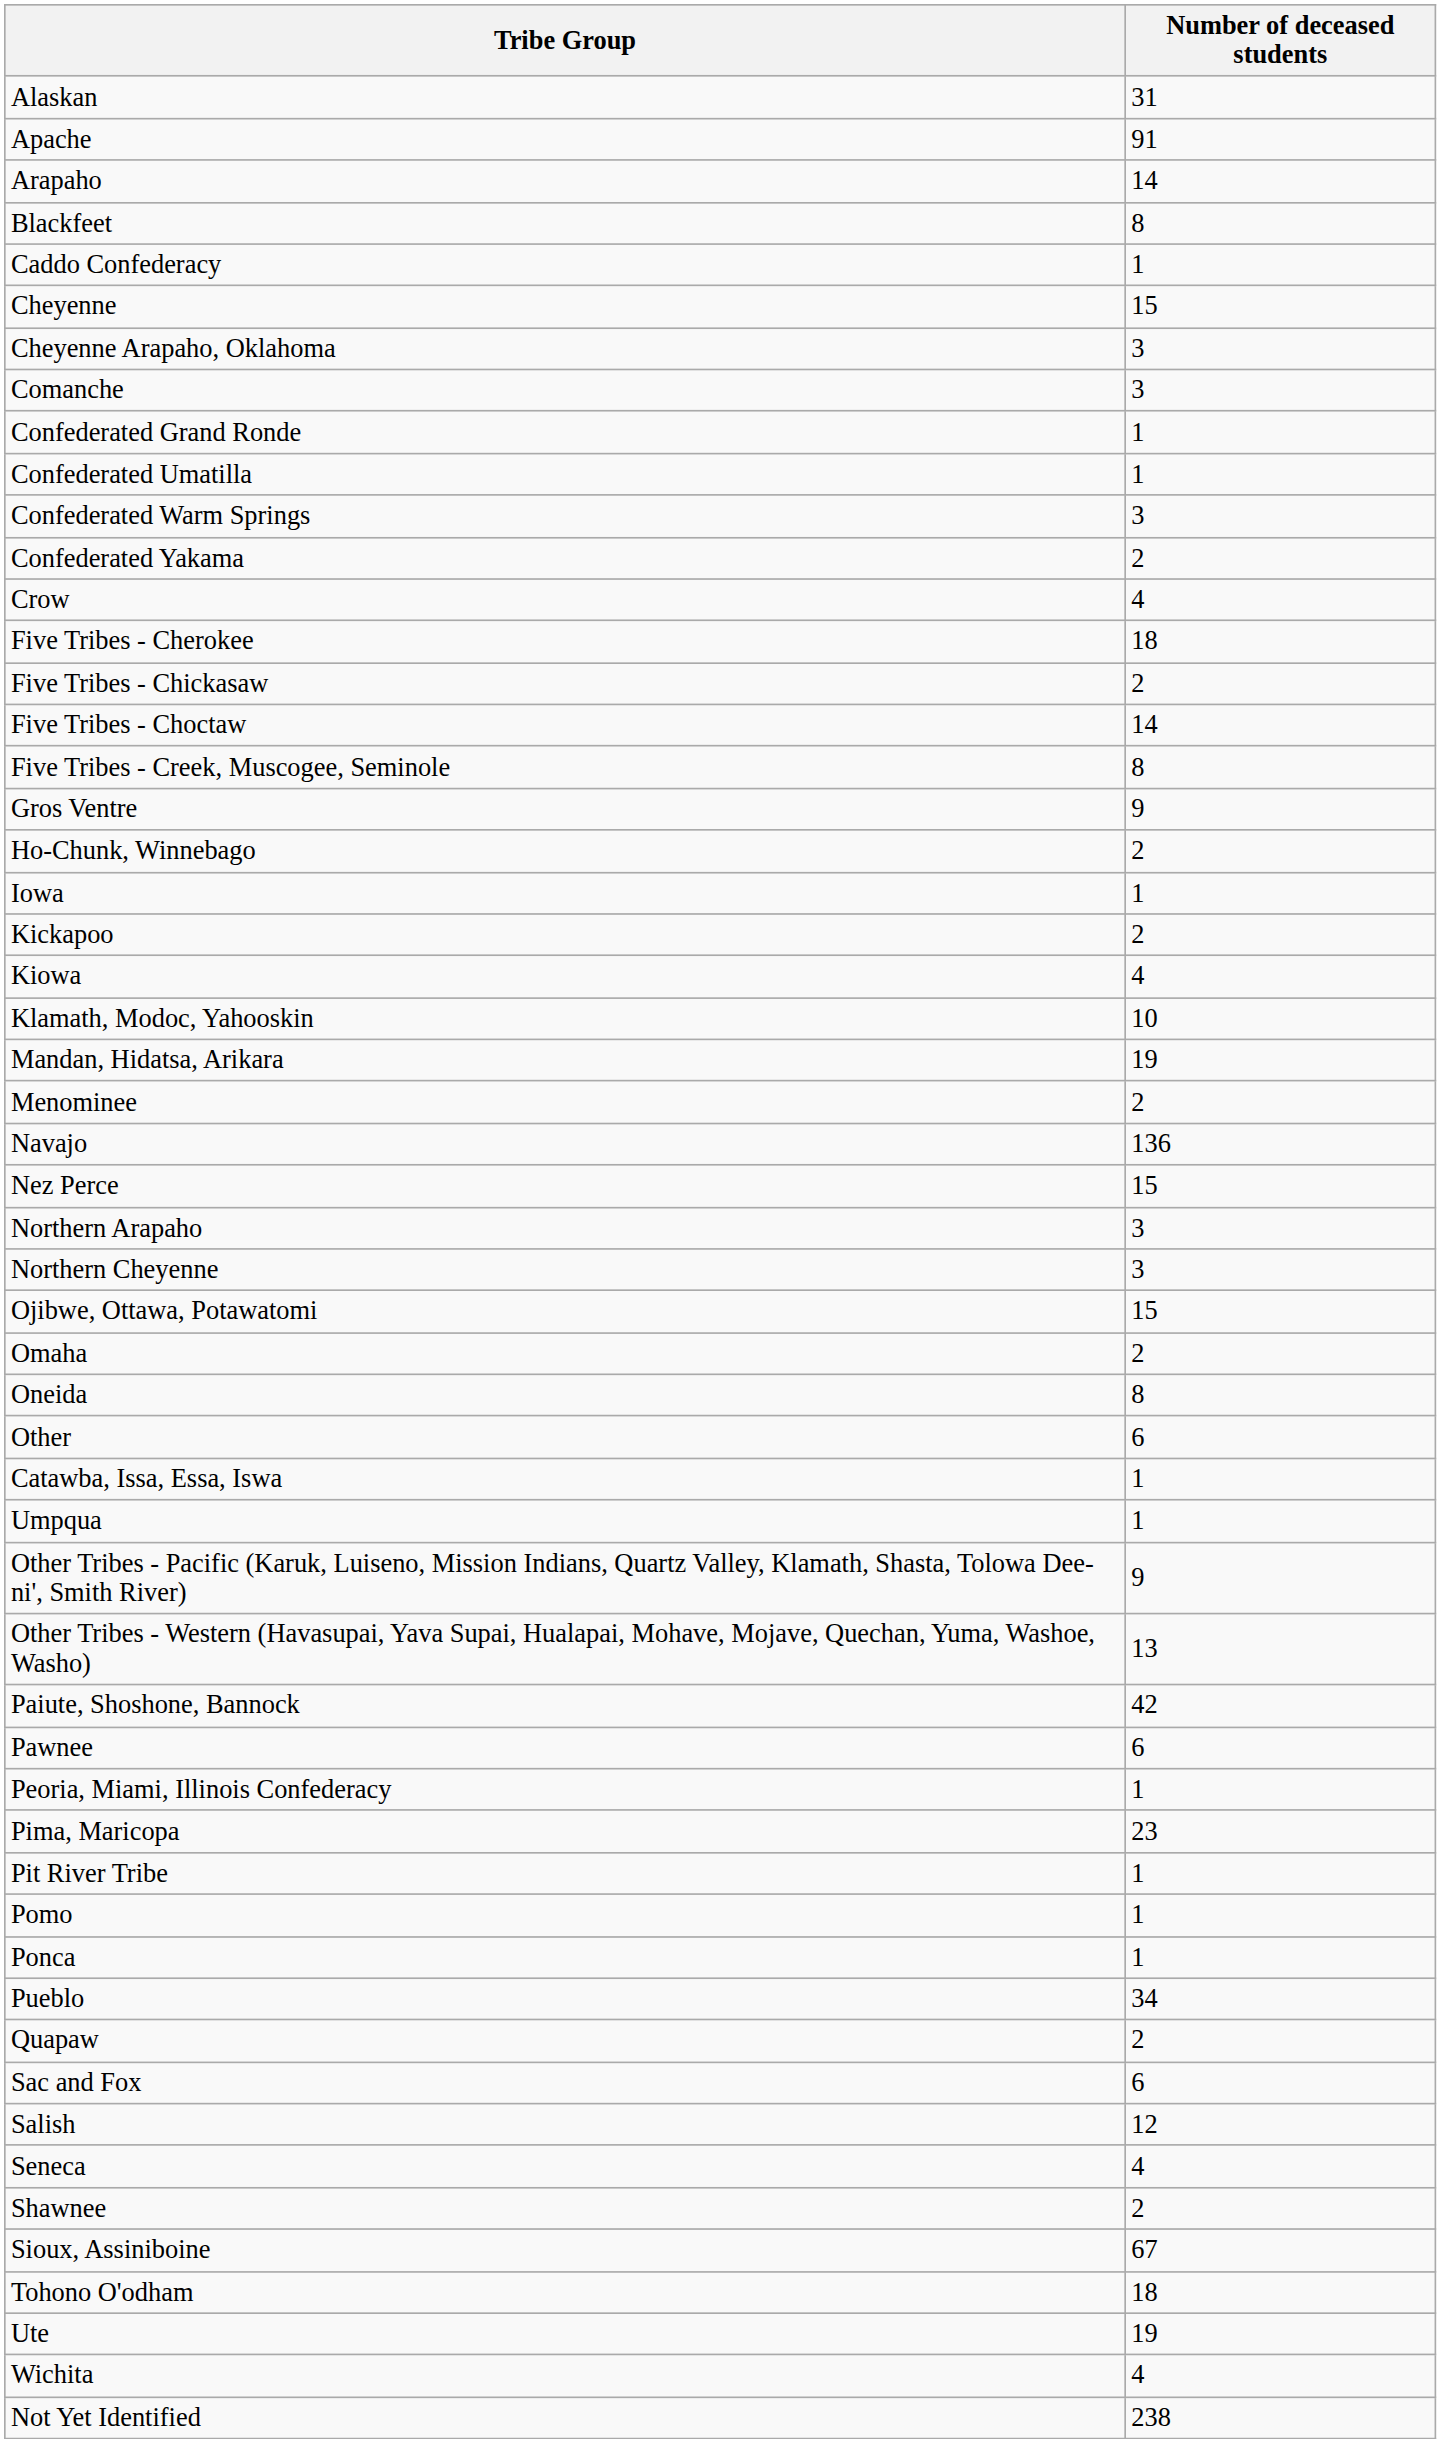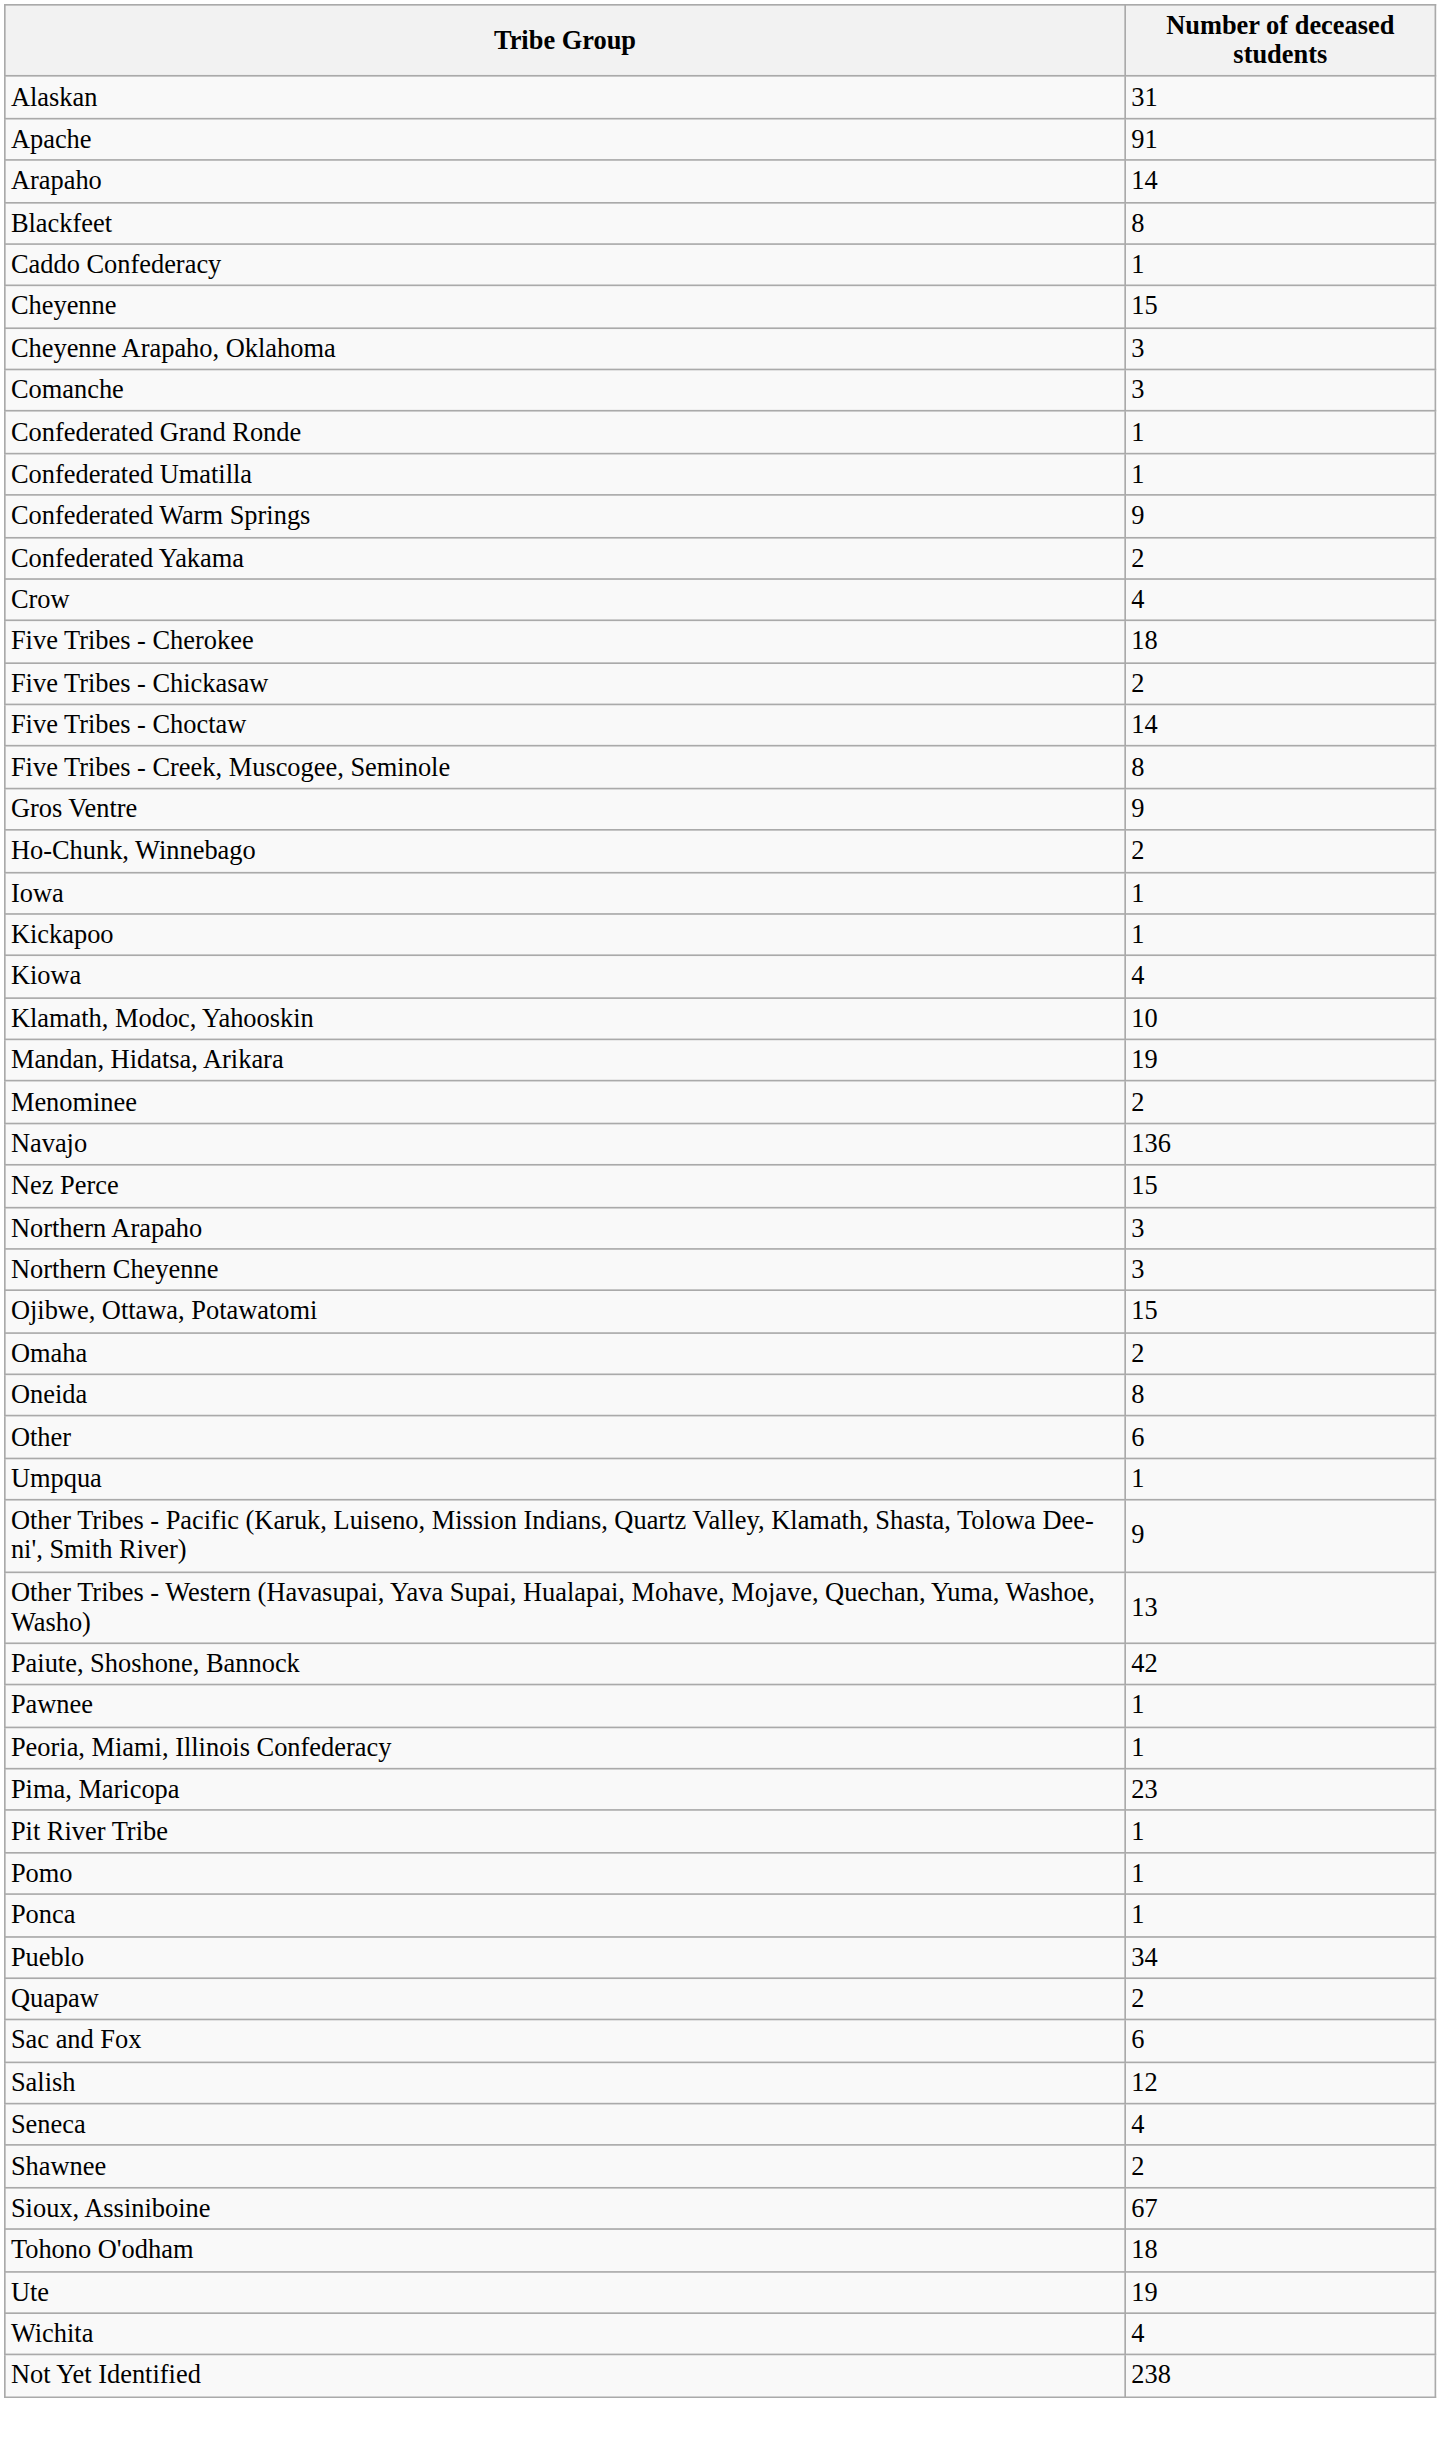(1138, 515) 3 -> (1138, 515) 9
(1138, 934) 2 -> (1138, 934) 1
- row: (147, 1478)
(1138, 1747) 6 -> (1138, 1705) 1
